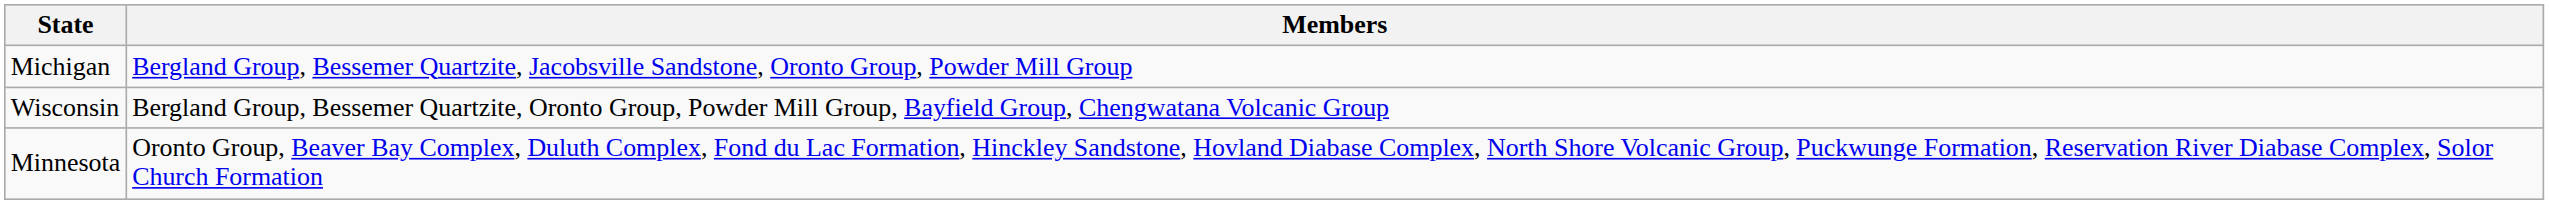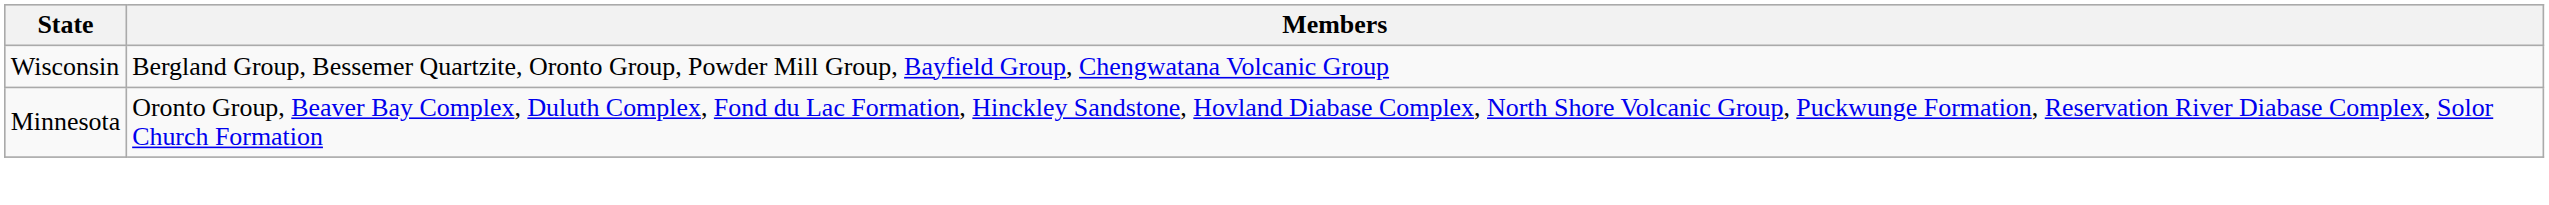- row: (60, 66)
